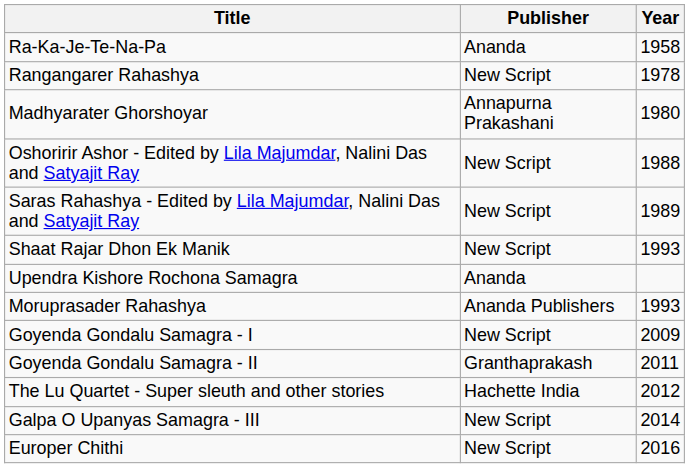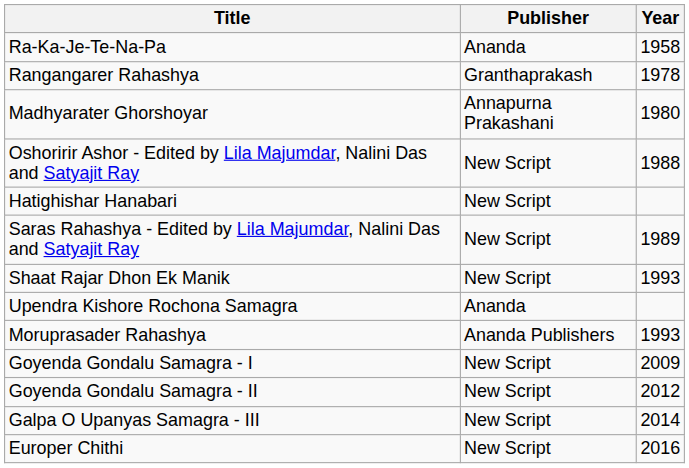(507, 75) New Script -> (528, 75) Granthaprakash
+ row: (93, 201)
(528, 363) Granthaprakash -> (507, 391) New Script
(660, 363) 2011 -> (660, 391) 2012
- row: (196, 391)
